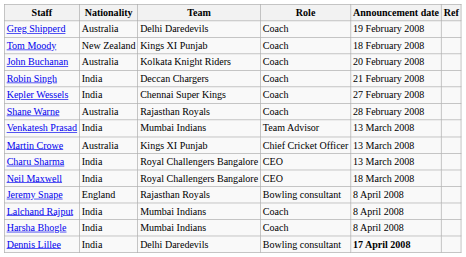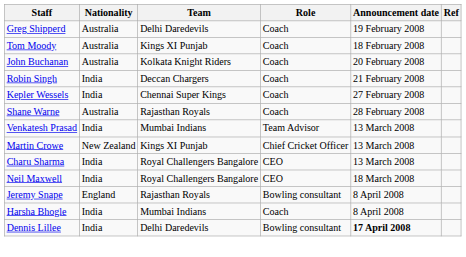(109, 46) New Zealand -> (100, 46) Australia
(100, 145) Australia -> (109, 145) New Zealand
- row: (40, 211)
